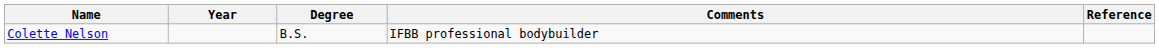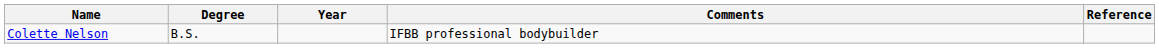columns swapped: (332, 14) <-> (222, 14)
